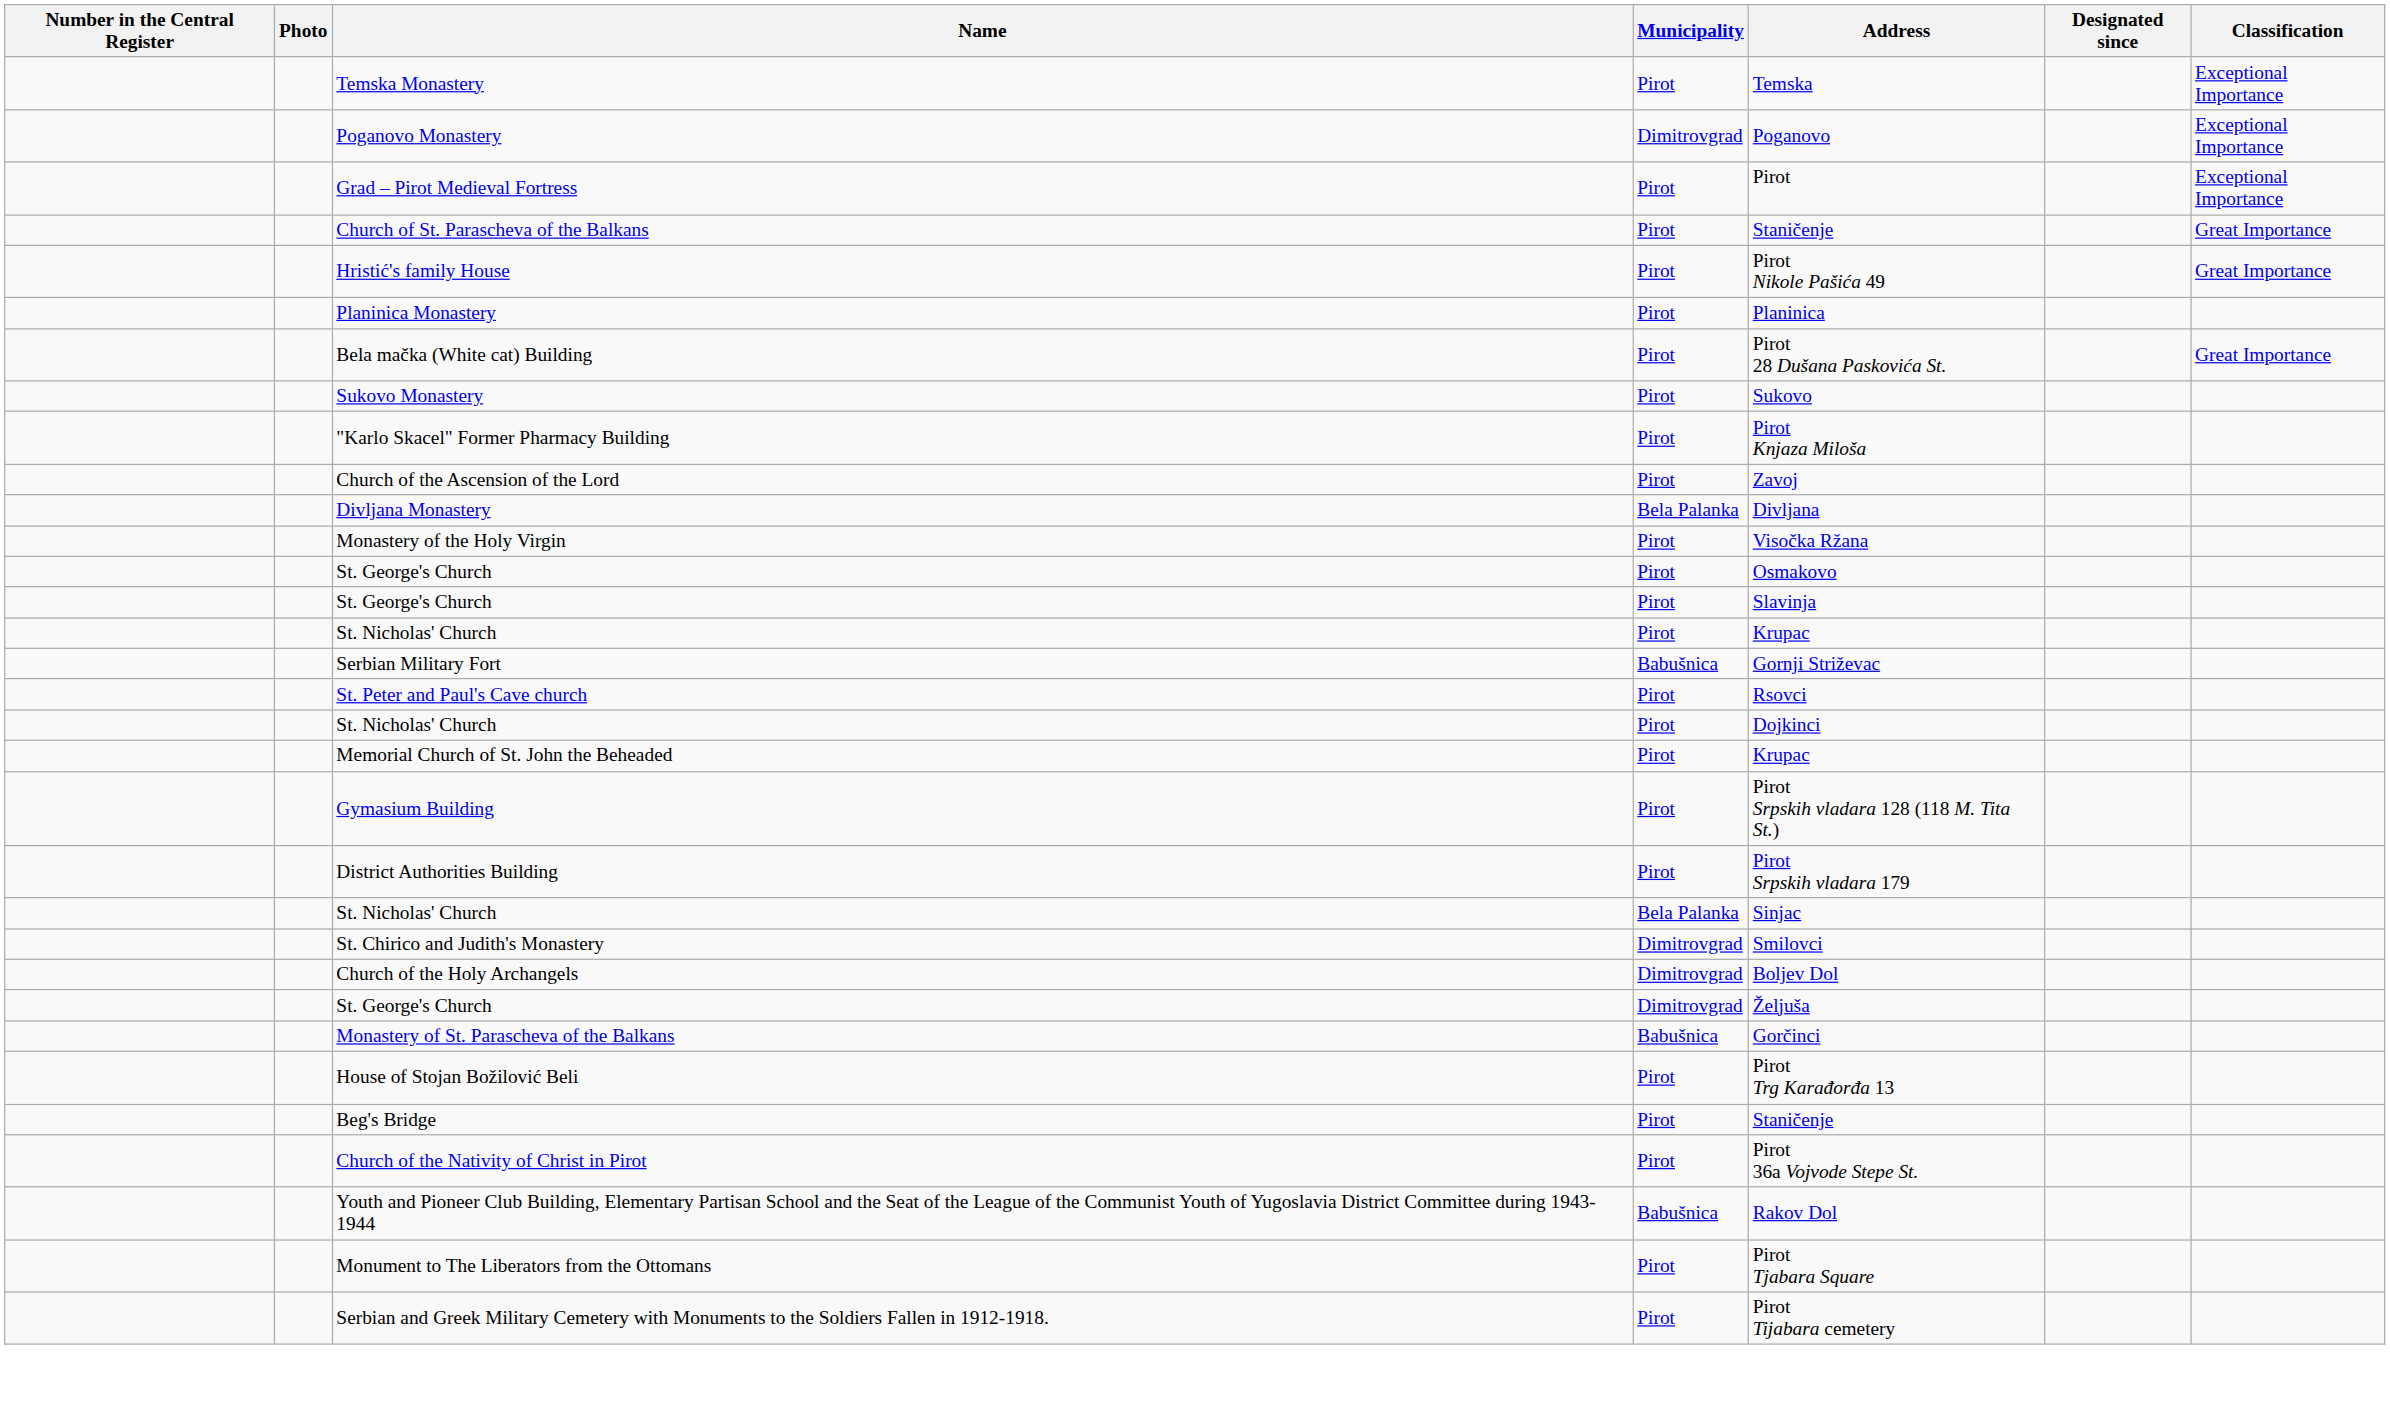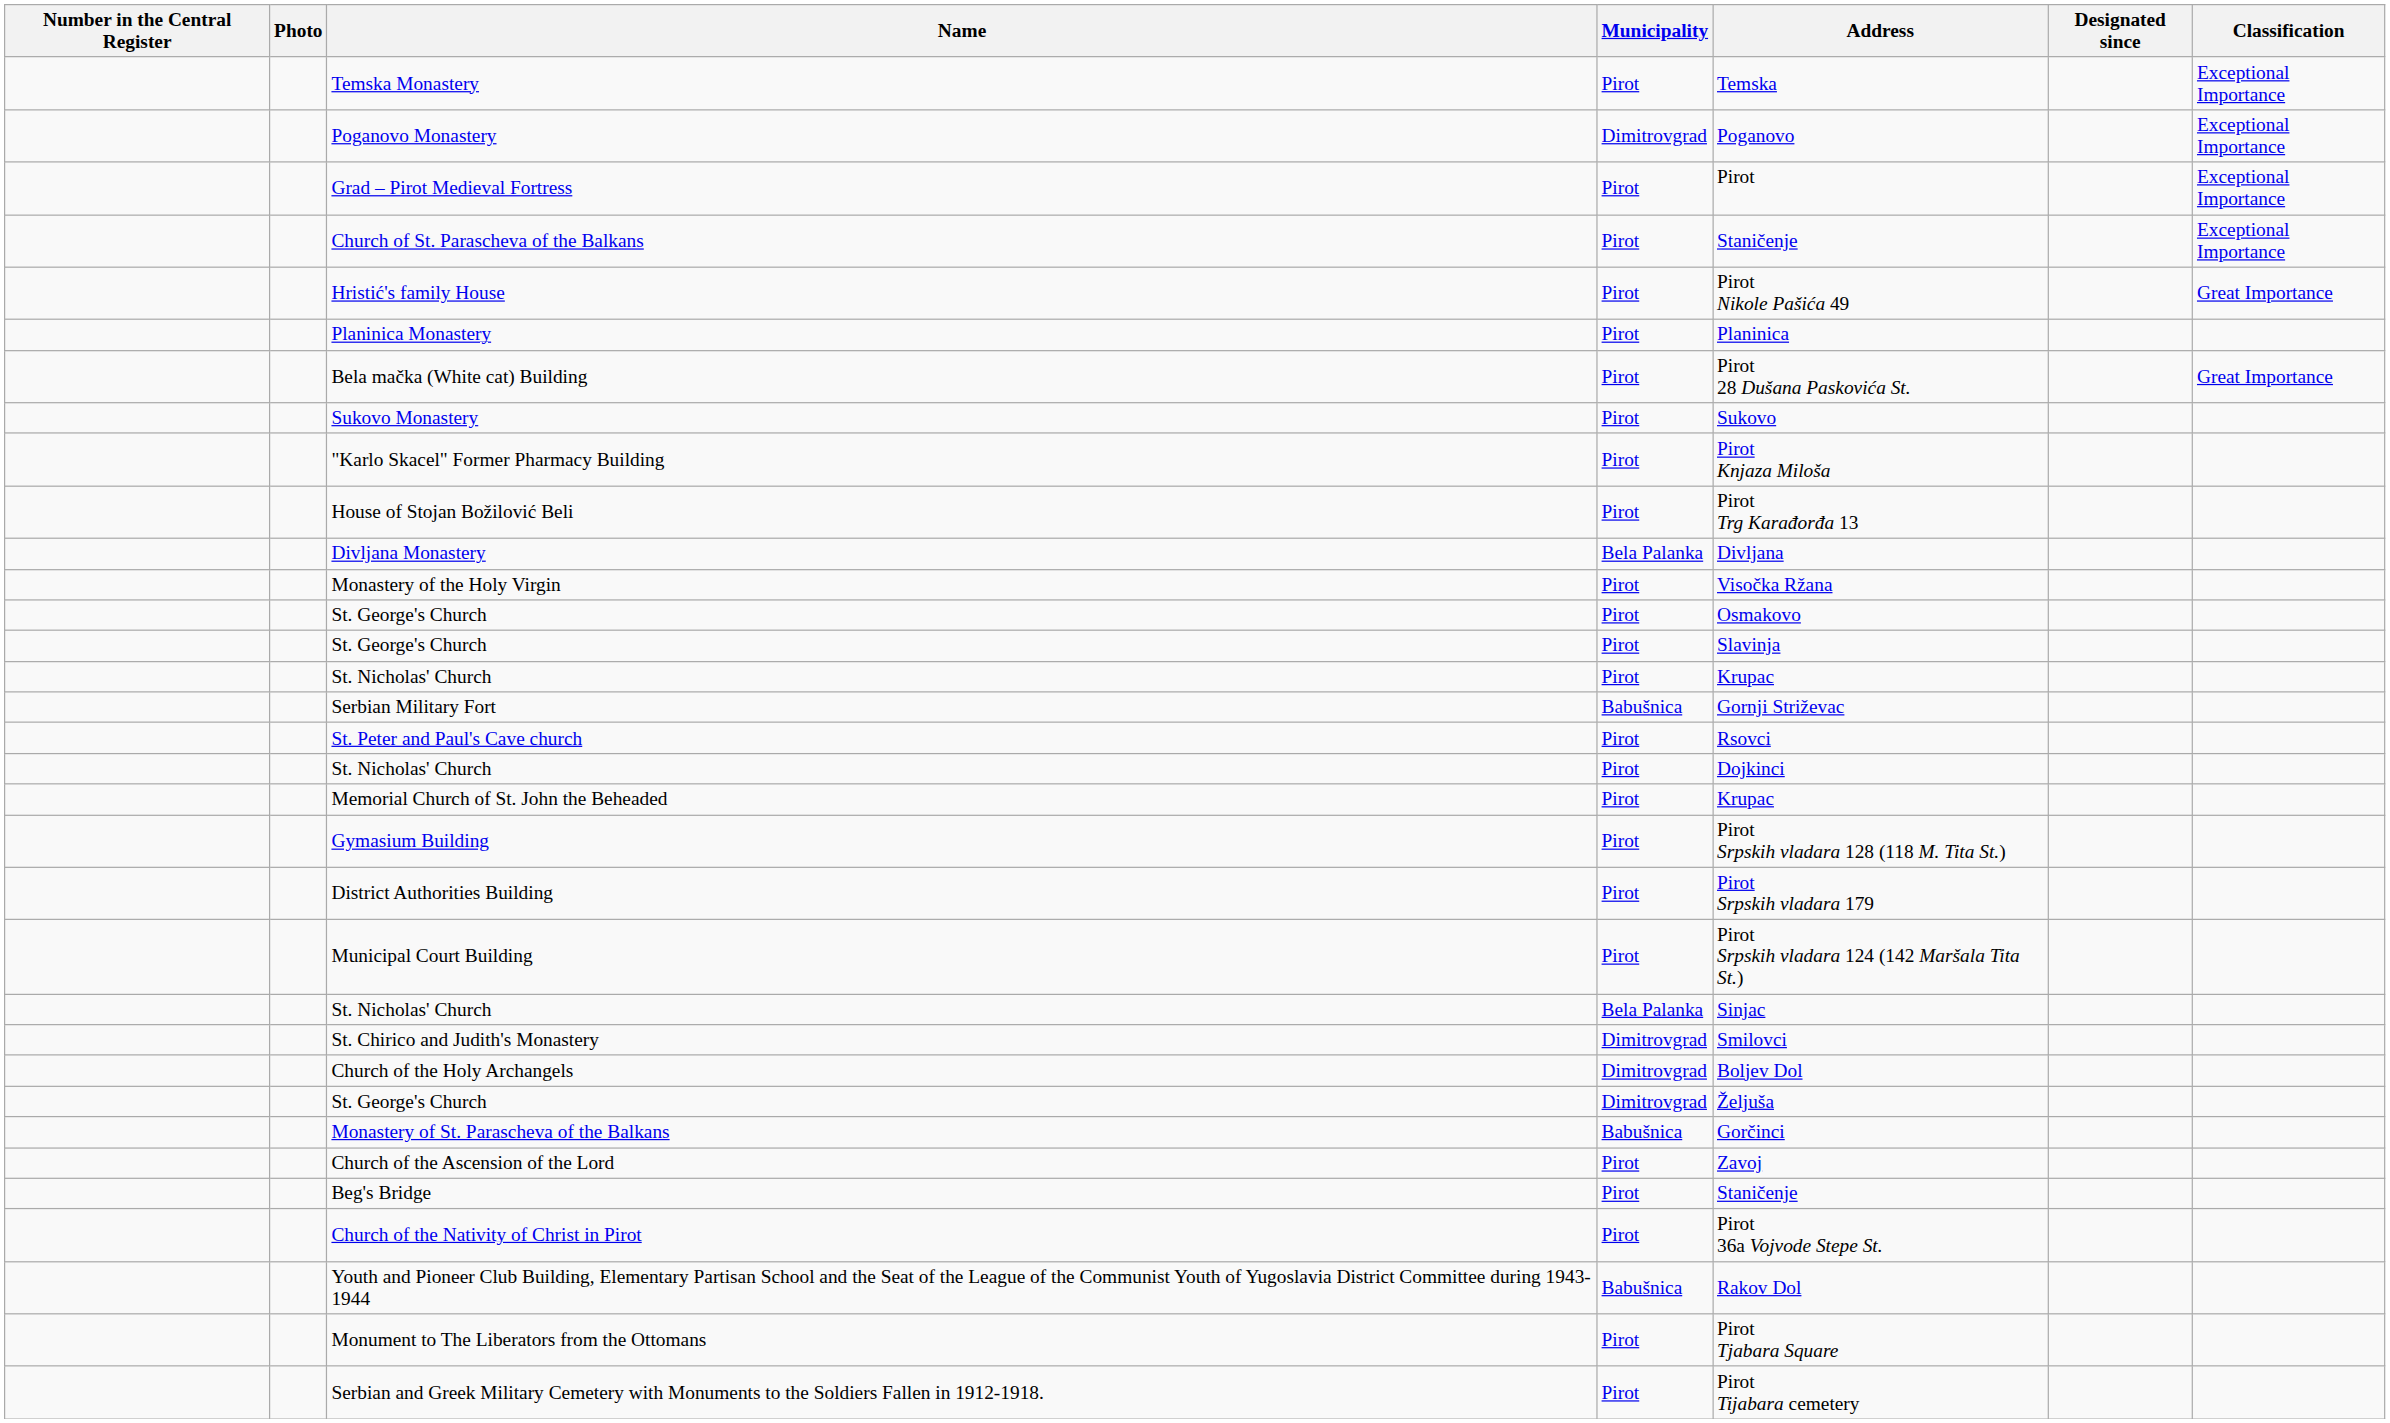(2263, 229) Great Importance -> (2243, 240) Exceptional Importance
rows swapped: (478, 479) <-> (457, 1077)
+ row: (432, 956)
